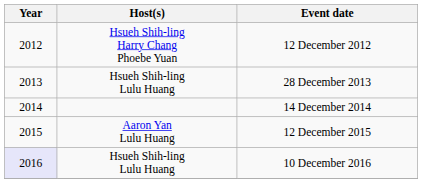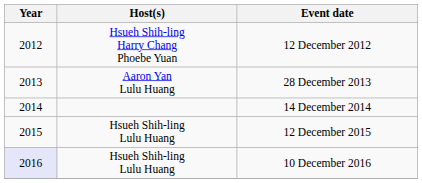(147, 82) Hsueh Shih-ling Lulu Huang -> (147, 82) Aaron Yan Lulu Huang
(147, 132) Aaron Yan Lulu Huang -> (147, 132) Hsueh Shih-ling Lulu Huang
